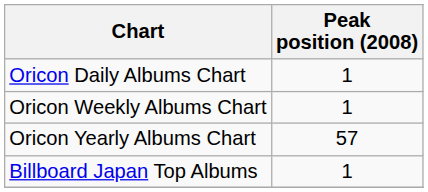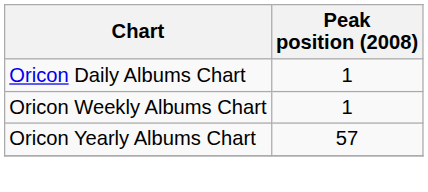- row: (133, 171)
